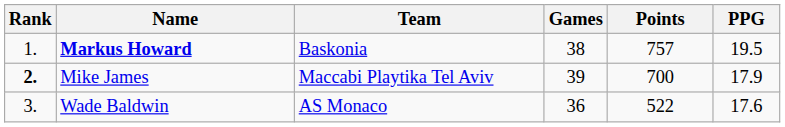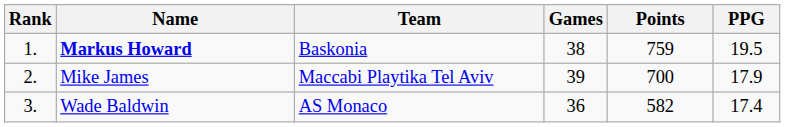(660, 48) 757 -> (660, 48) 759
(30, 77) bold -> (30, 77) normal
(660, 106) 522 -> (660, 106) 582
(746, 106) 17.6 -> (746, 106) 17.4
